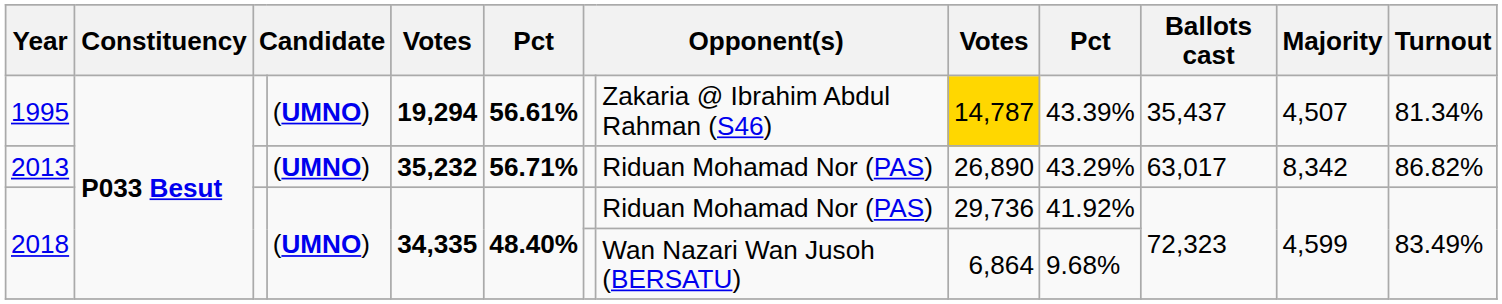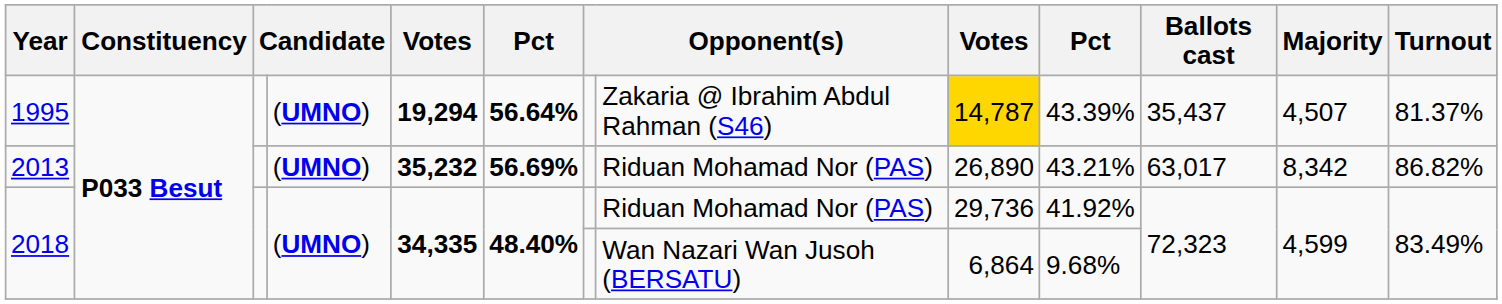(534, 111) 56.61% -> (534, 111) 56.64%
(1439, 111) 81.34% -> (1439, 111) 81.37%
(534, 167) 56.71% -> (534, 167) 56.69%
(1090, 167) 43.29% -> (1090, 167) 43.21%
